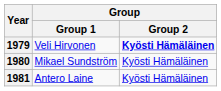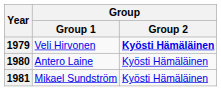(76, 62) Mikael Sundström -> (64, 62) Antero Laine
(64, 78) Antero Laine -> (76, 78) Mikael Sundström
